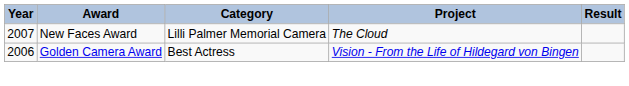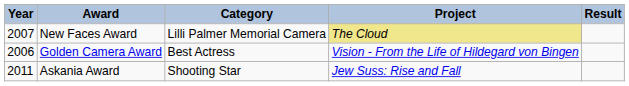(360, 33) no background -> (360, 33) khaki background
+ row: (80, 72)
